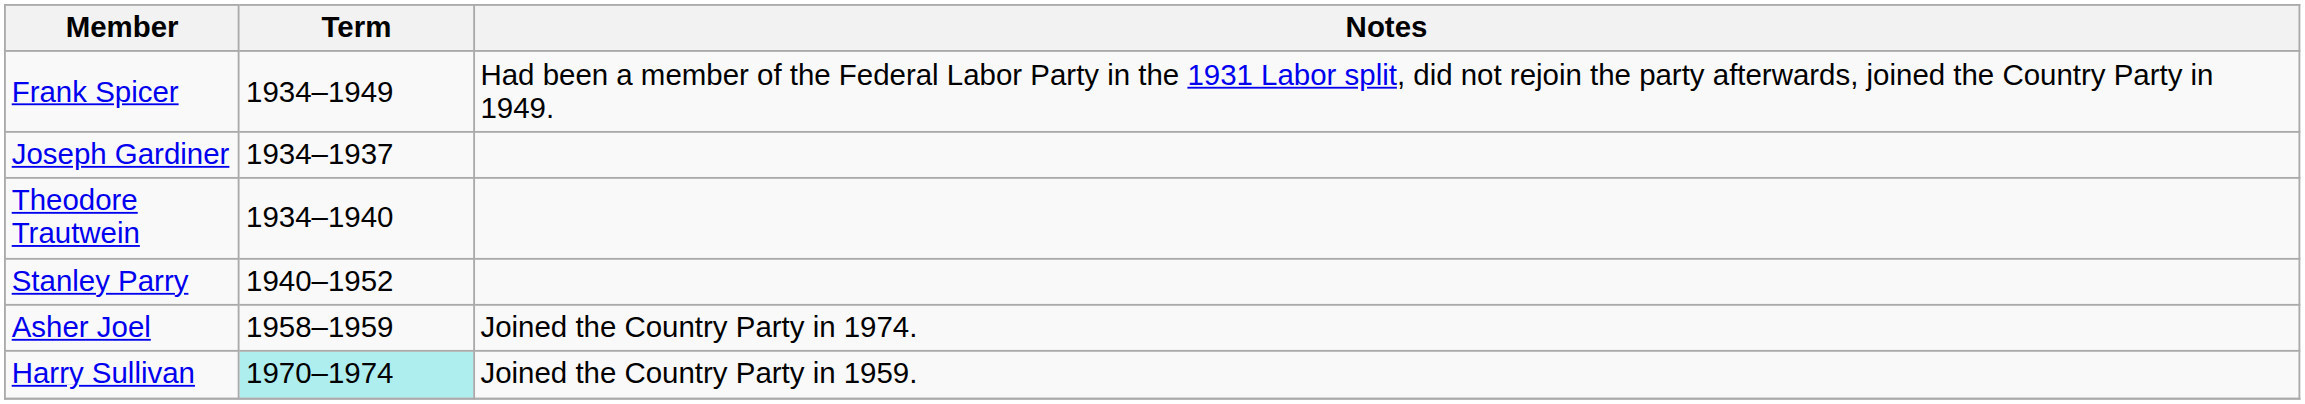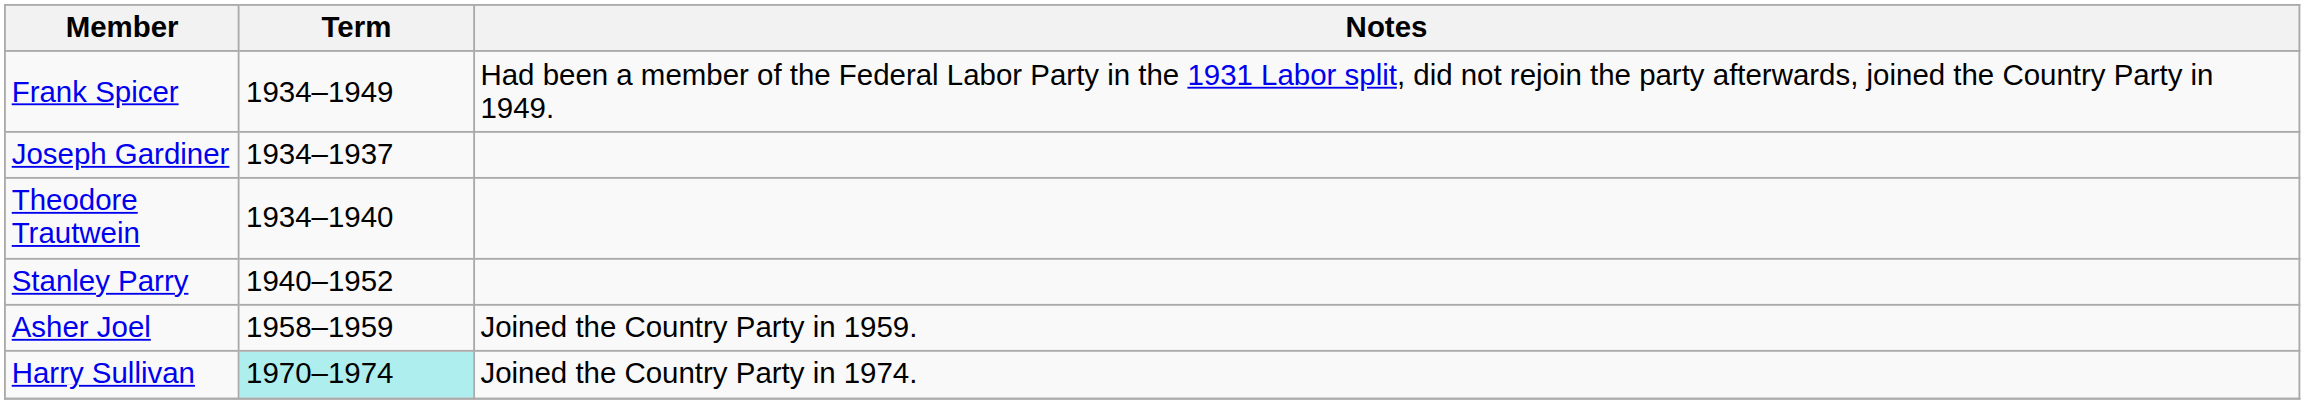(699, 327) Joined the Country Party in 1974. -> (699, 327) Joined the Country Party in 1959.
(699, 374) Joined the Country Party in 1959. -> (699, 374) Joined the Country Party in 1974.
